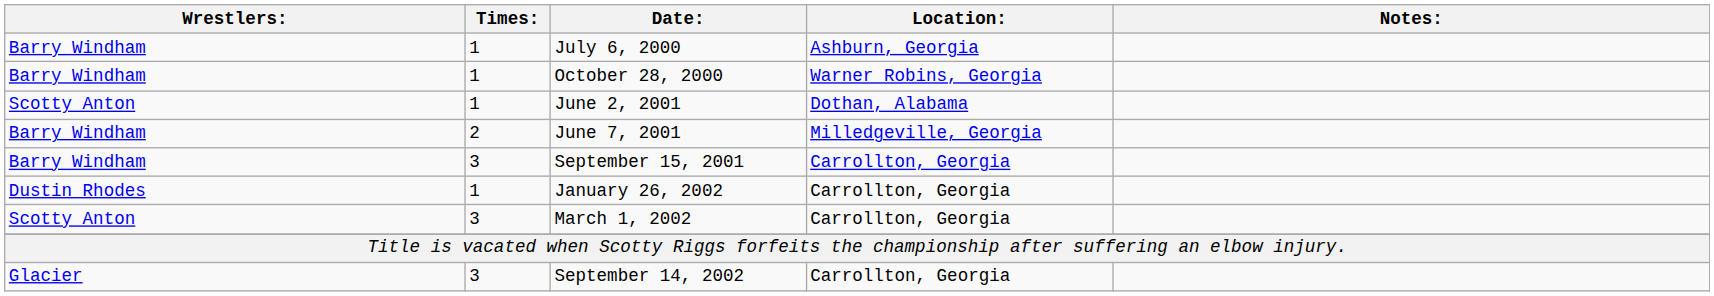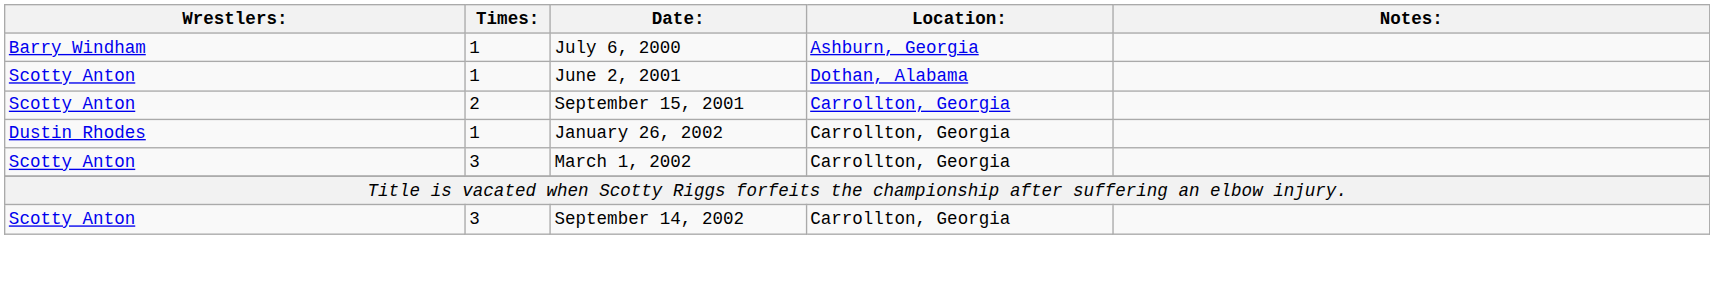- row: (639, 76)
- row: (618, 133)
(77, 162) Barry Windham -> (72, 105) Scotty Anton
(474, 162) 3 -> (474, 105) 2
(46, 276) Glacier -> (72, 219) Scotty Anton
